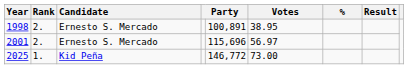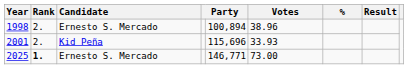(227, 27) 100,891 -> (227, 27) 100,894
(264, 27) 38.95 -> (264, 27) 38.96
(108, 41) Ernesto S. Mercado -> (81, 41) Kid Peña
(264, 41) 56.97 -> (264, 41) 33.93
(38, 56) normal -> (38, 56) bold
(81, 56) Kid Peña -> (108, 56) Ernesto S. Mercado
(227, 56) 146,772 -> (227, 56) 146,771
